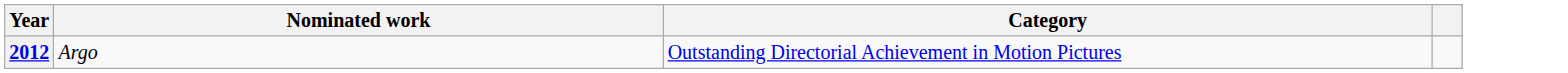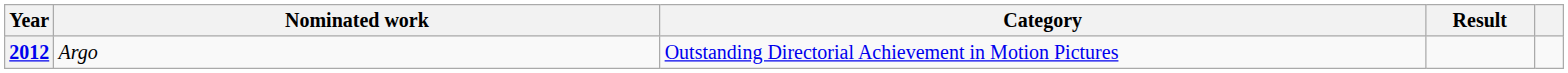+ column: (1480, 20)
